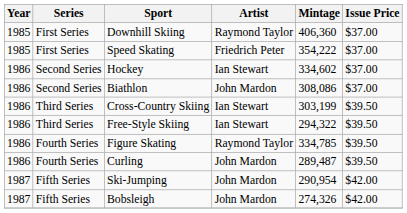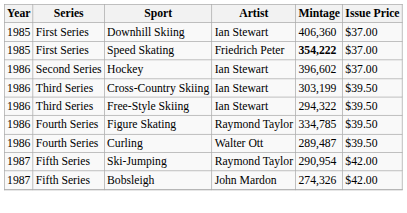(254, 32) Raymond Taylor -> (241, 32) Ian Stewart
(317, 50) normal -> (317, 50) bold
(317, 69) 334,602 -> (317, 69) 396,602
- row: (127, 87)
(246, 161) John Mardon -> (239, 143) Walter Ott
(246, 180) John Mardon -> (254, 161) Raymond Taylor
